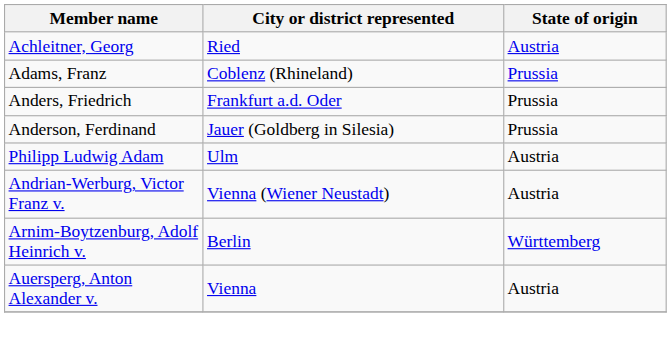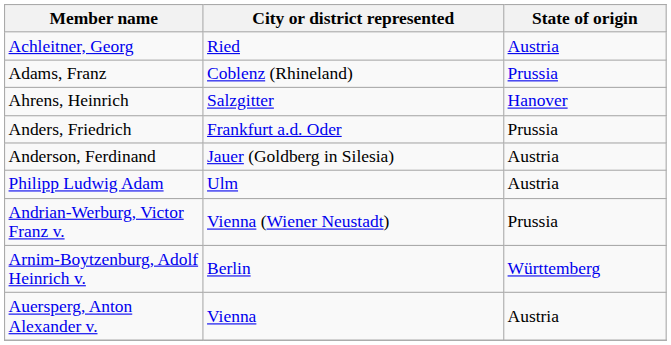+ row: (69, 101)
(533, 128) Prussia -> (533, 156) Austria
(533, 194) Austria -> (533, 221) Prussia
